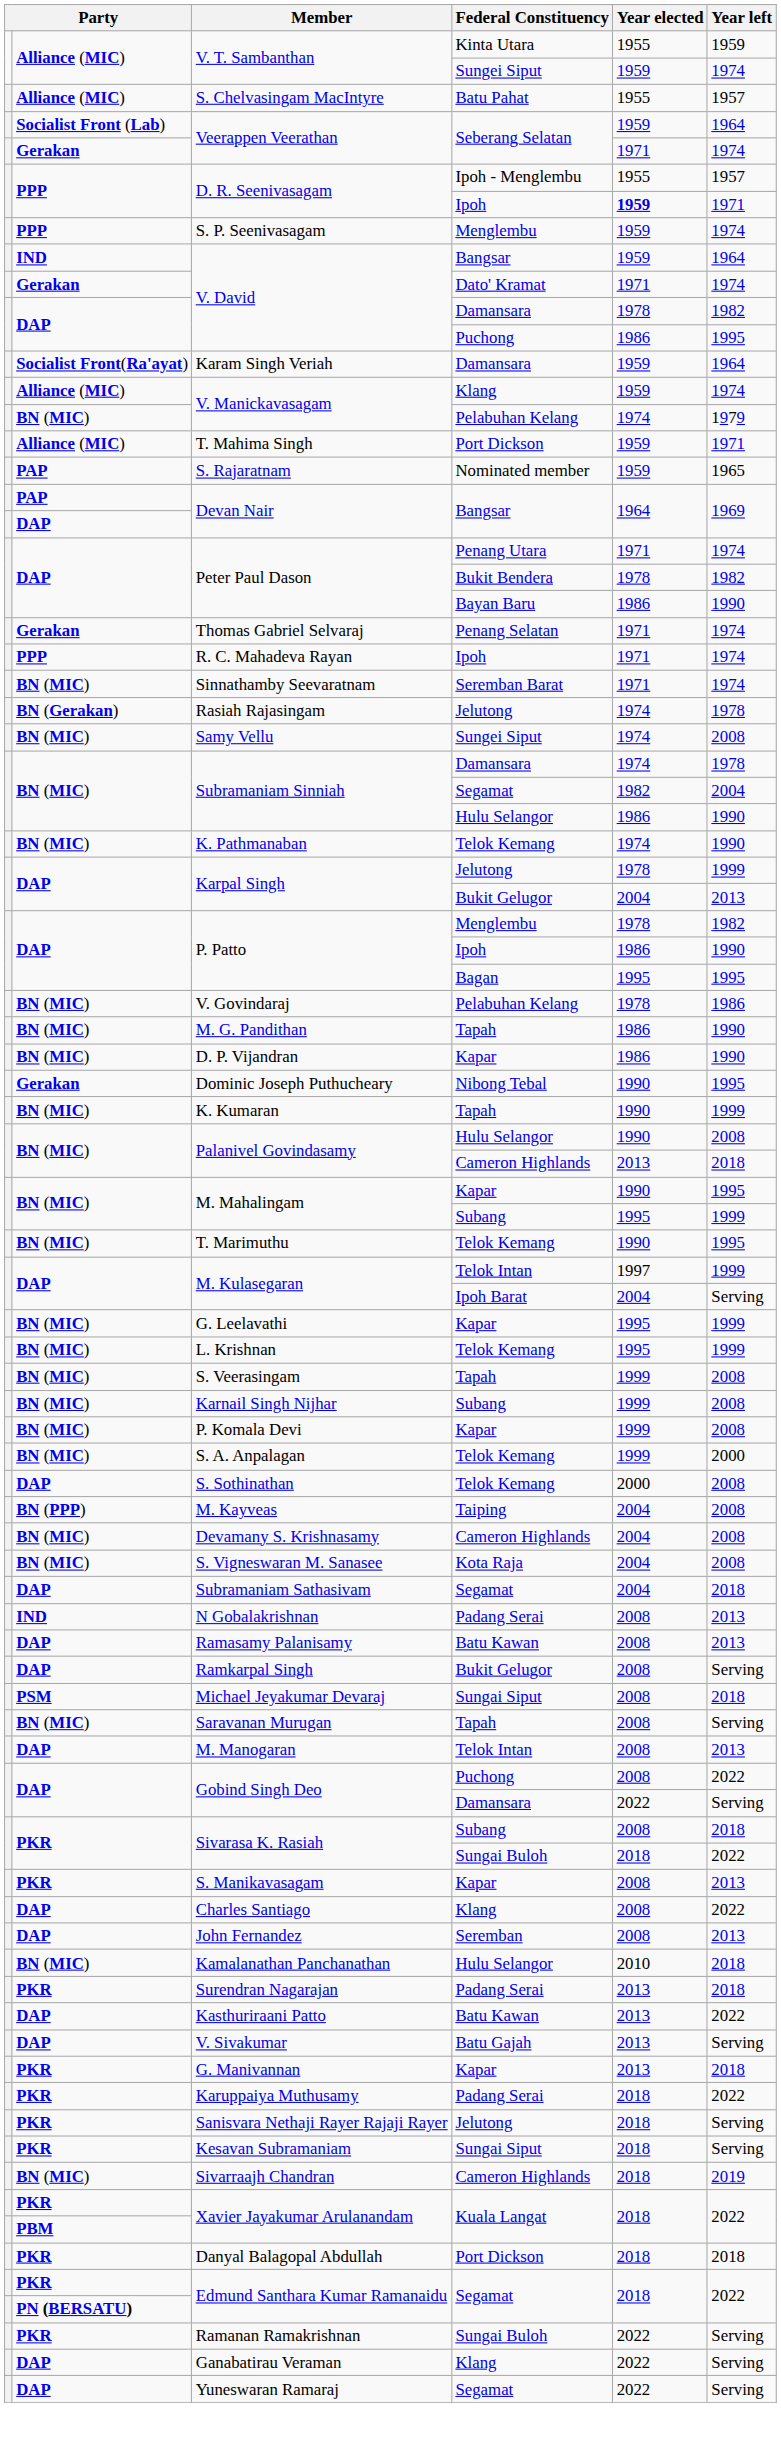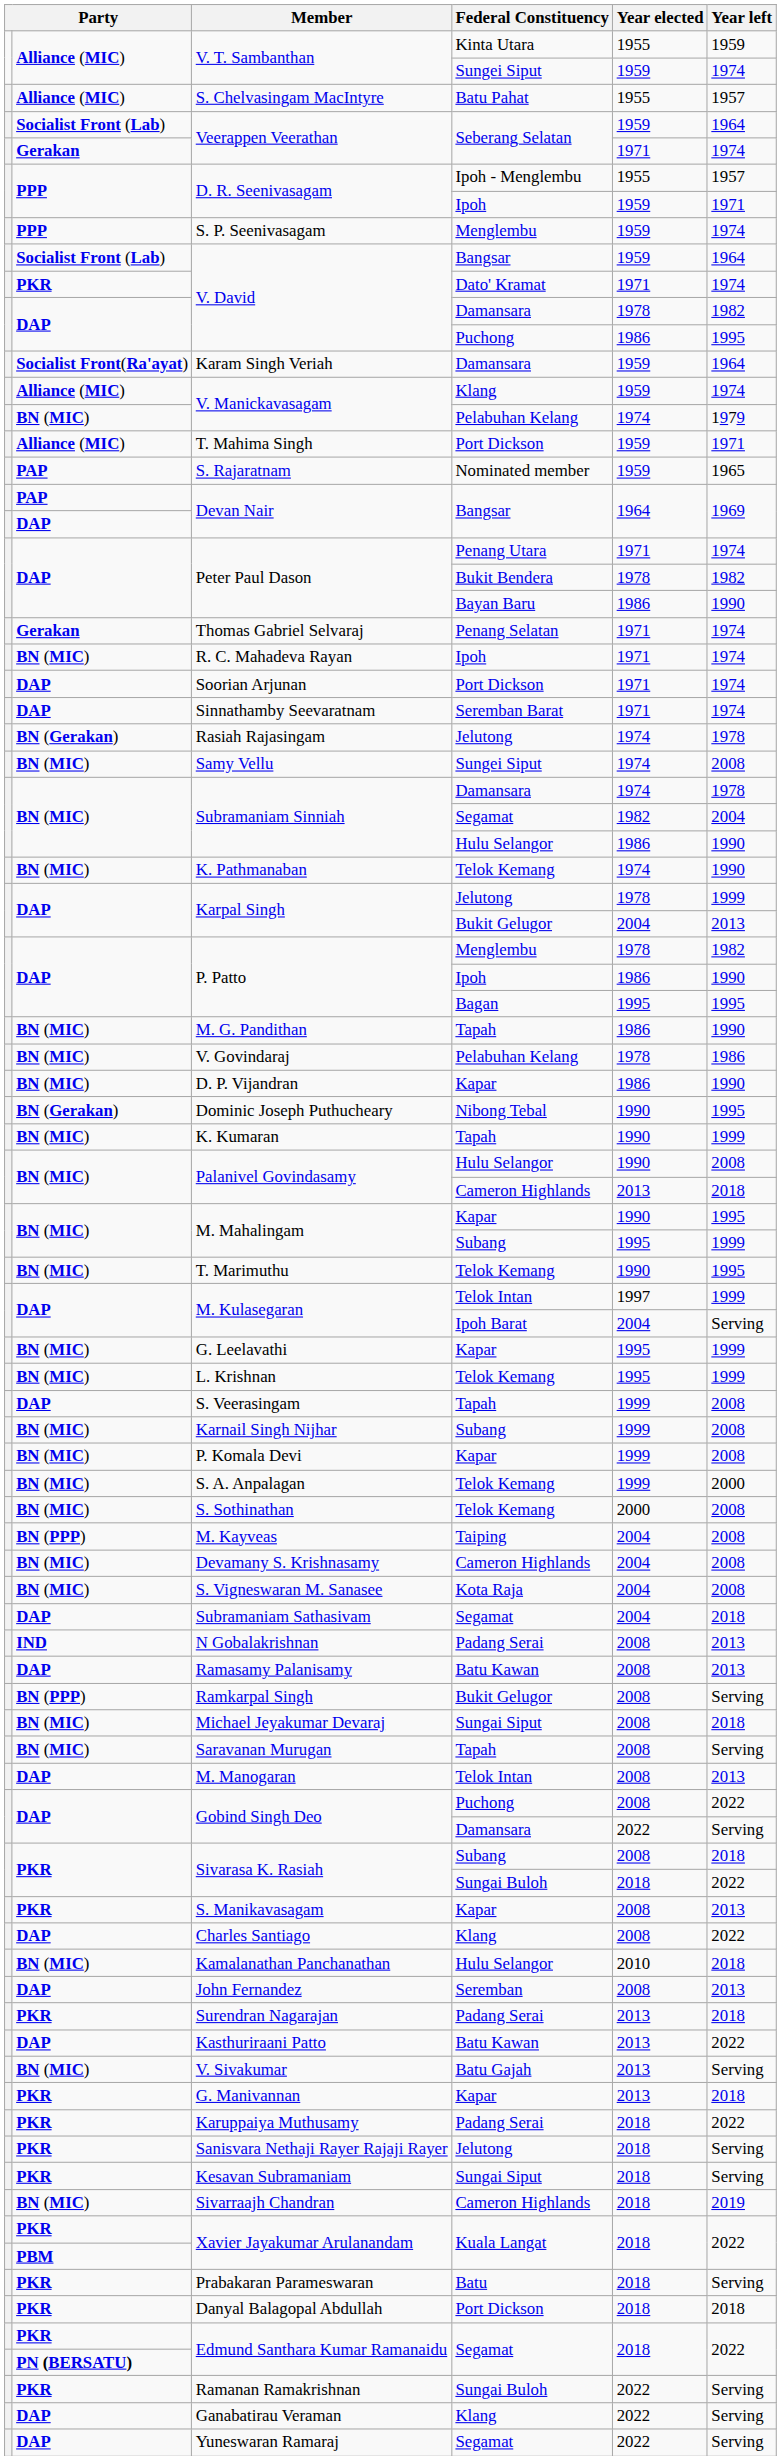(633, 204) bold -> (633, 204) normal
(32, 257) IND -> (91, 257) Socialist Front (Lab)
(48, 284) Gerakan -> (34, 284) PKR
(32, 657) PPP -> (53, 657) BN (MIC)
+ row: (251, 683)
(53, 683) BN (MIC) -> (33, 710) DAP
rows swapped: (243, 1003) <-> (251, 1030)
(48, 1083) Gerakan -> (67, 1110) BN (Gerakan)
(53, 1376) BN (MIC) -> (33, 1403) DAP
(33, 1483) DAP -> (53, 1509) BN (MIC)
(33, 1669) DAP -> (51, 1696) BN (PPP)
(34, 1696) PSM -> (53, 1723) BN (MIC)
rows swapped: (249, 1936) <-> (293, 1962)
(33, 2042) DAP -> (53, 2069) BN (MIC)
+ row: (285, 2282)
